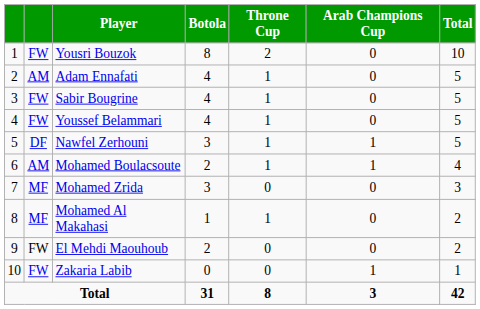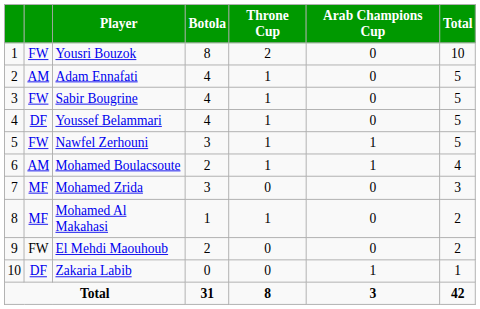(38, 121) FW -> (38, 121) DF
(38, 143) DF -> (38, 143) FW
(38, 270) FW -> (38, 270) DF
